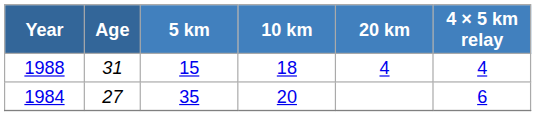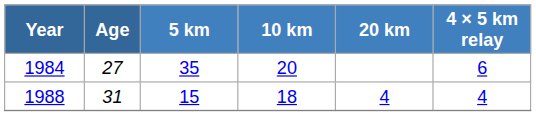rows swapped: (44, 97) <-> (44, 68)
